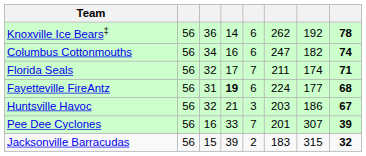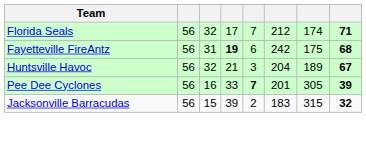- row: (58, 33)
- row: (69, 52)
(281, 70) 211 -> (281, 31) 212
(281, 88) 224 -> (281, 49) 242
(313, 88) 177 -> (313, 49) 175
(281, 106) 203 -> (281, 67) 204
(313, 106) 186 -> (313, 67) 189
(253, 124) normal -> (253, 85) bold
(313, 124) 307 -> (313, 85) 305
